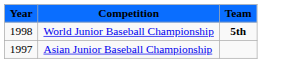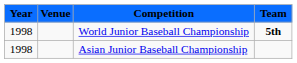+ column: (56, 13)
(21, 49) 1997 -> (21, 49) 1998
